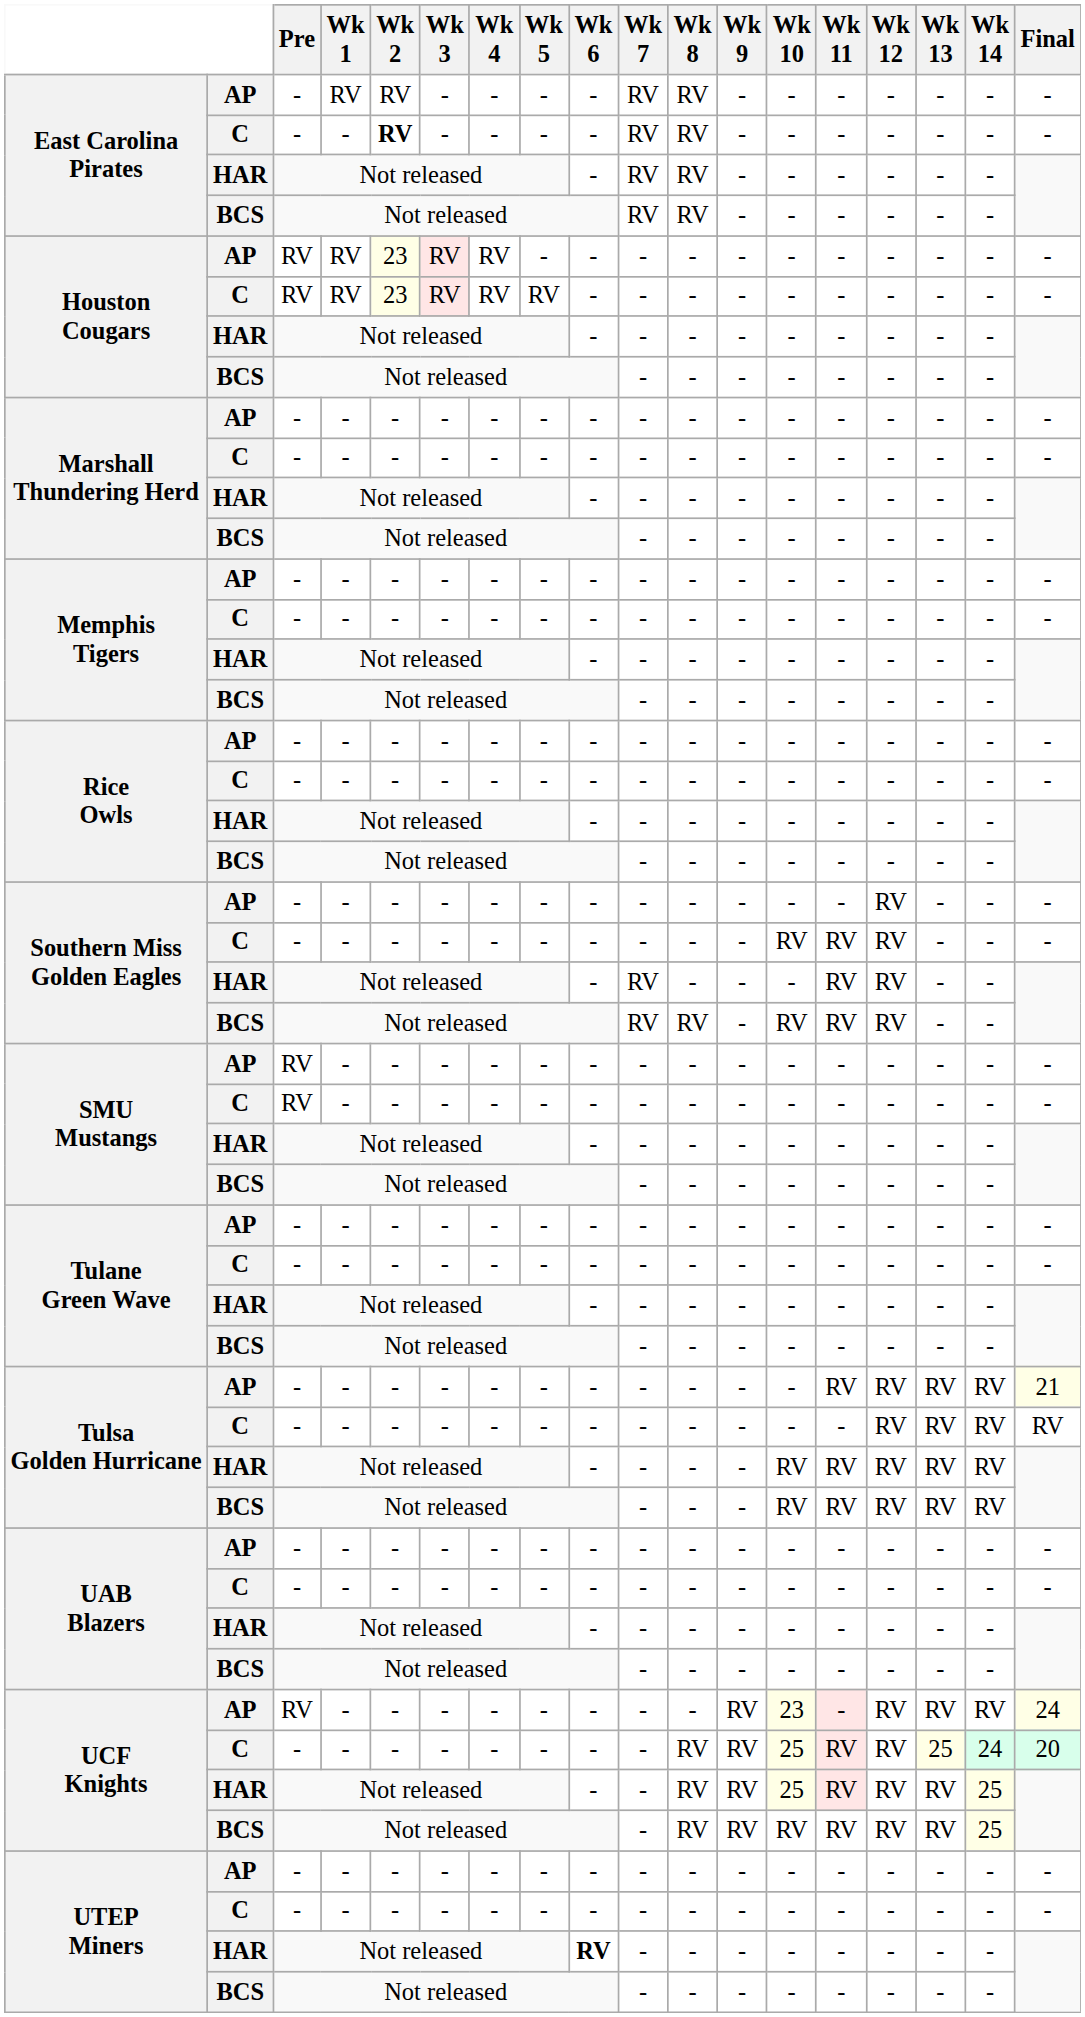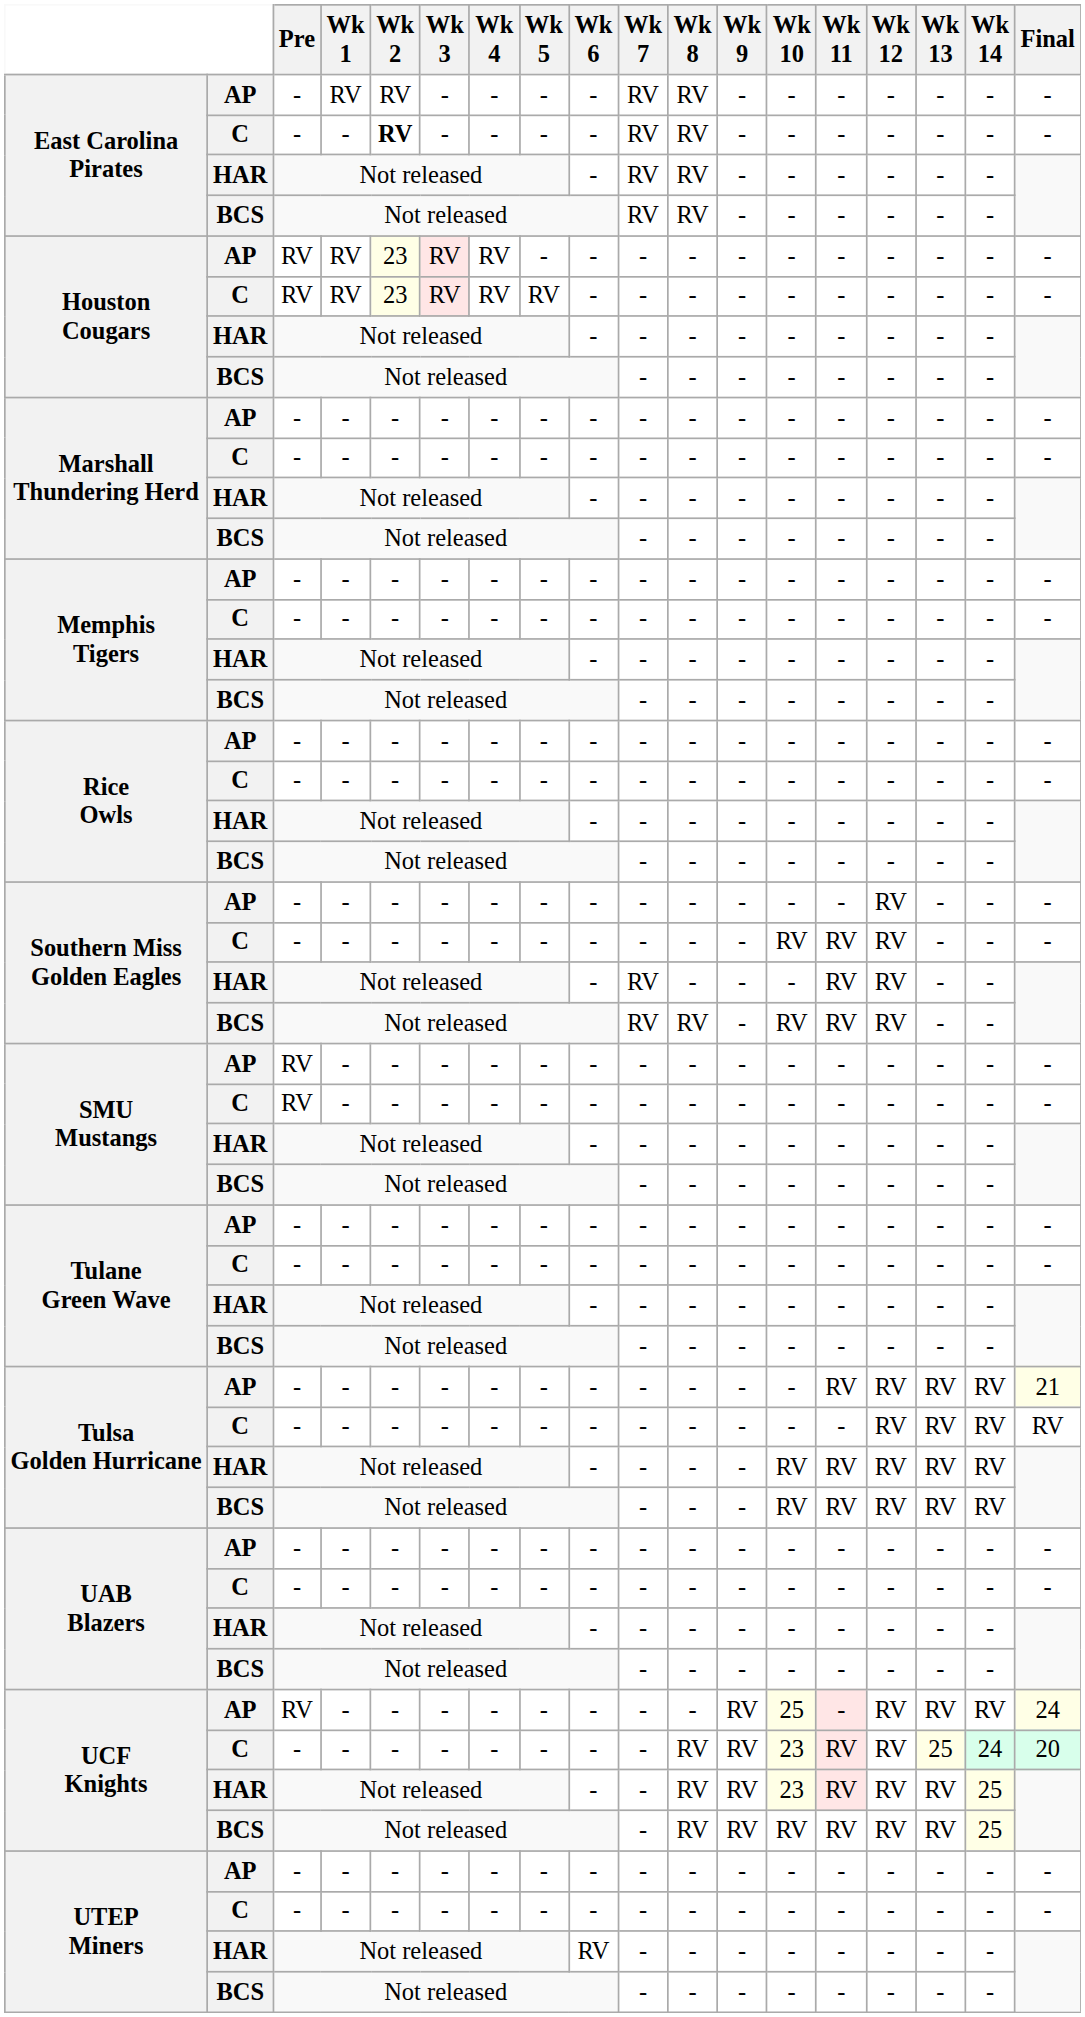(792, 1709) 23 -> (792, 1709) 25
(792, 1749) 25 -> (792, 1749) 23
(792, 1790) 25 -> (792, 1790) 23
(593, 1951) bold -> (593, 1951) normal
